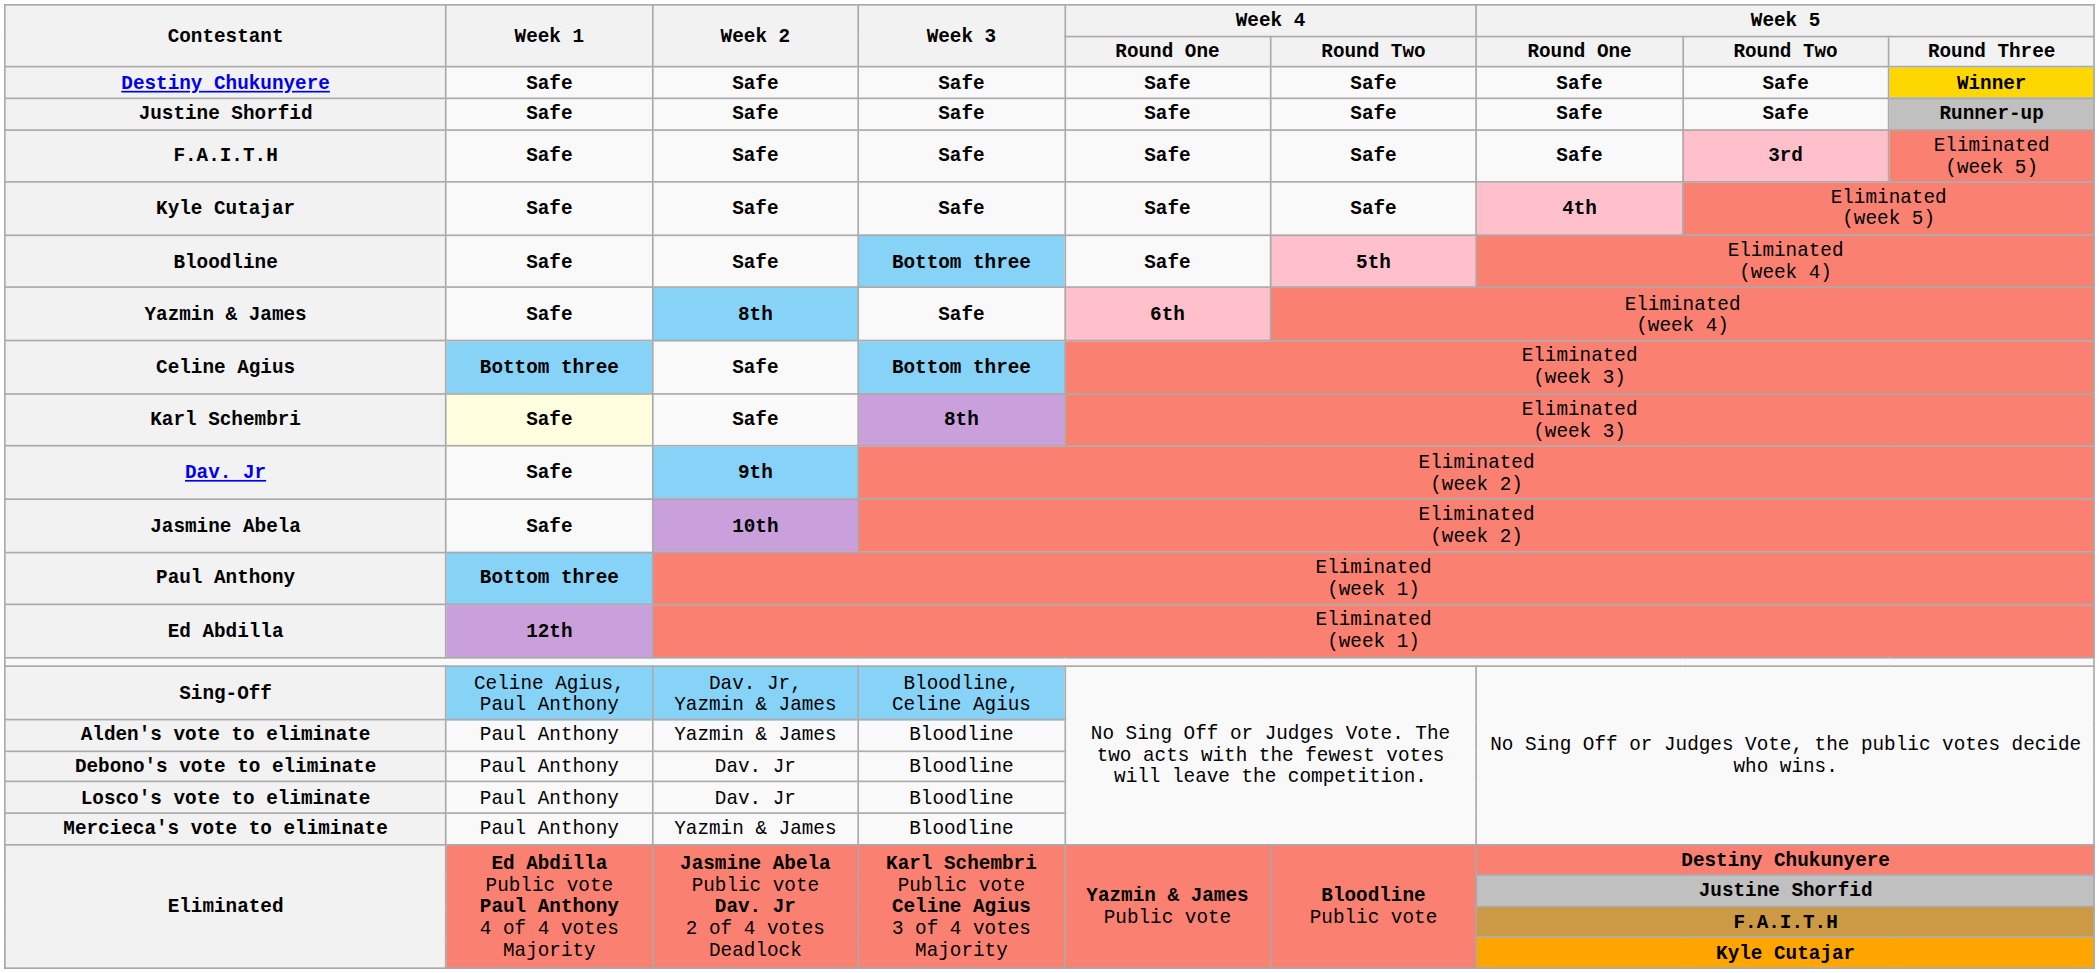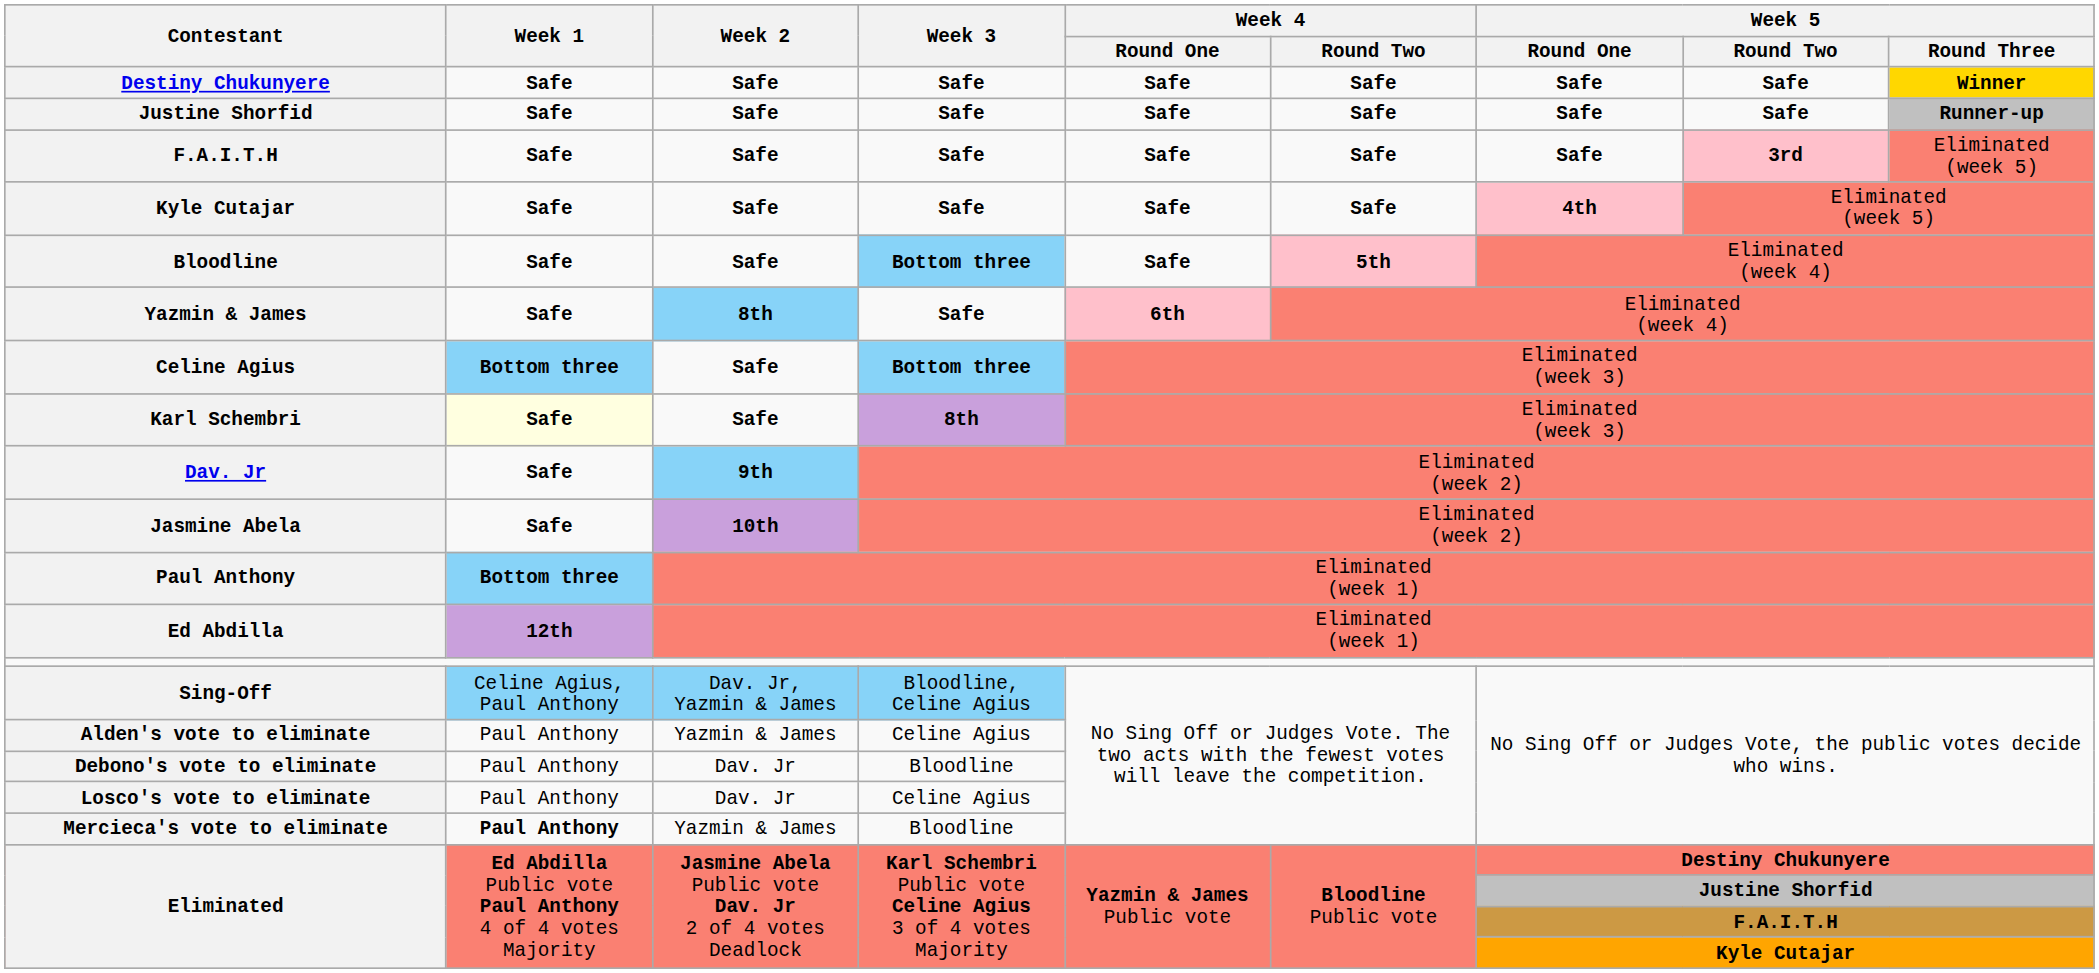(961, 735) Bloodline -> (961, 735) Celine Agius
(961, 797) Bloodline -> (961, 797) Celine Agius
(549, 828) normal -> (549, 828) bold
